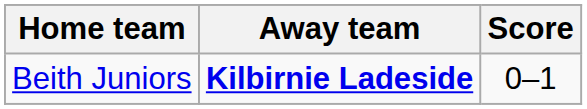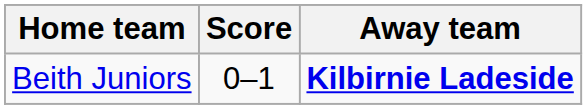columns swapped: (531, 29) <-> (340, 29)
